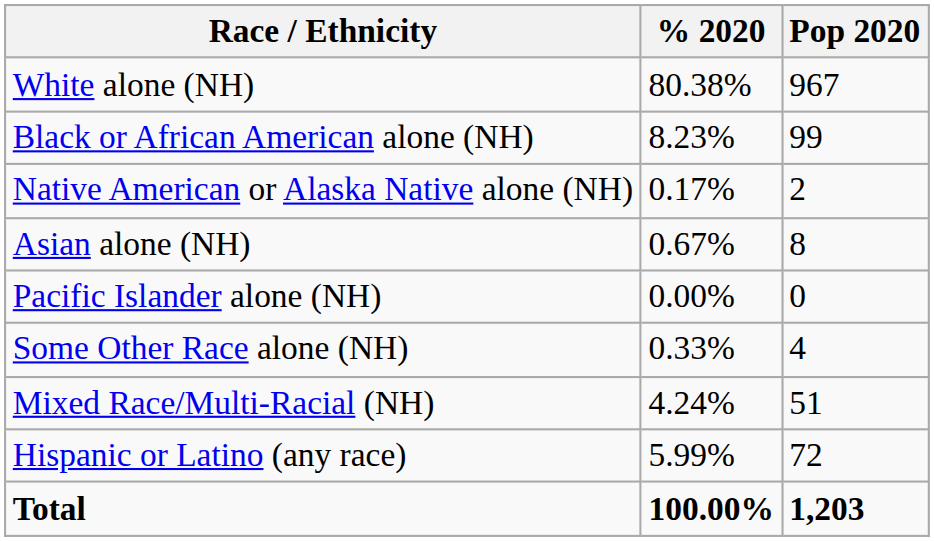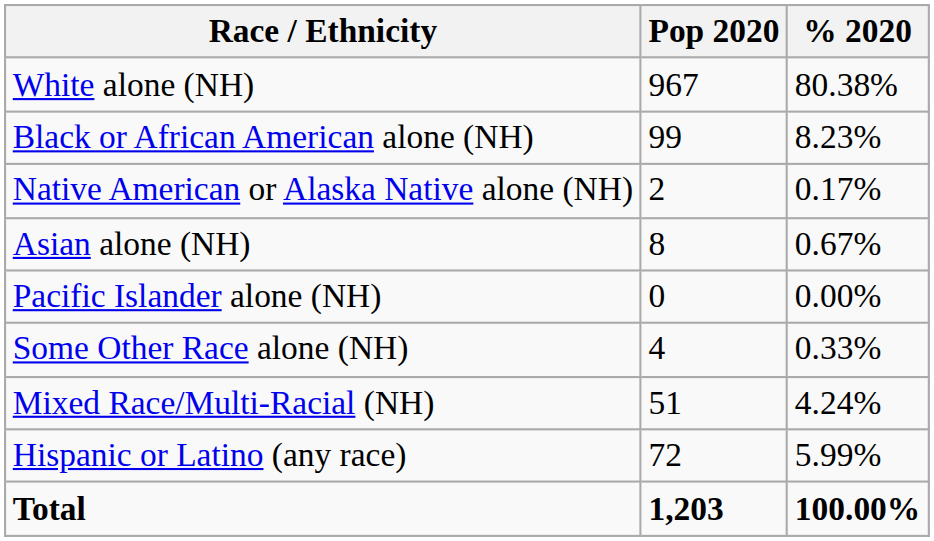columns swapped: (855, 31) <-> (711, 31)
